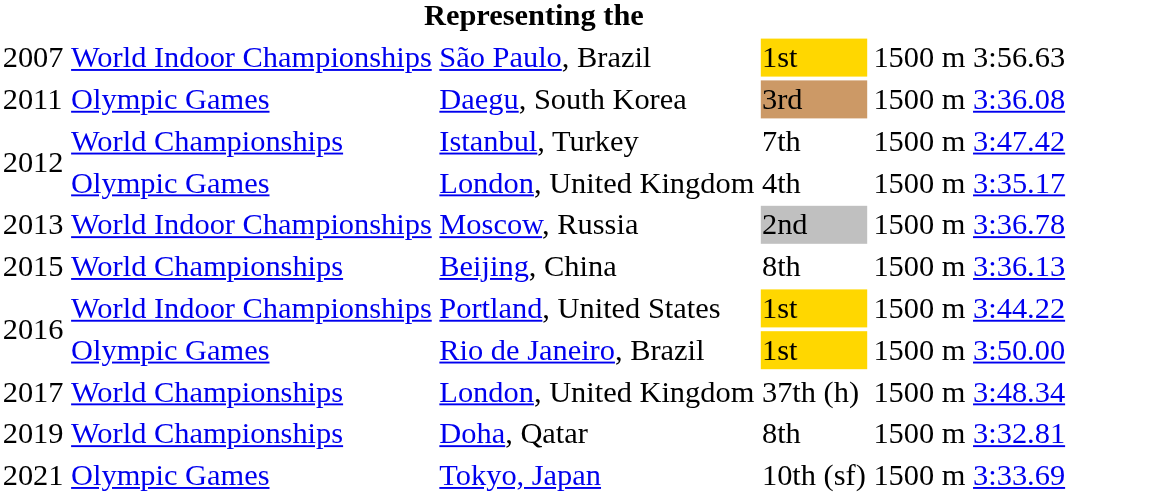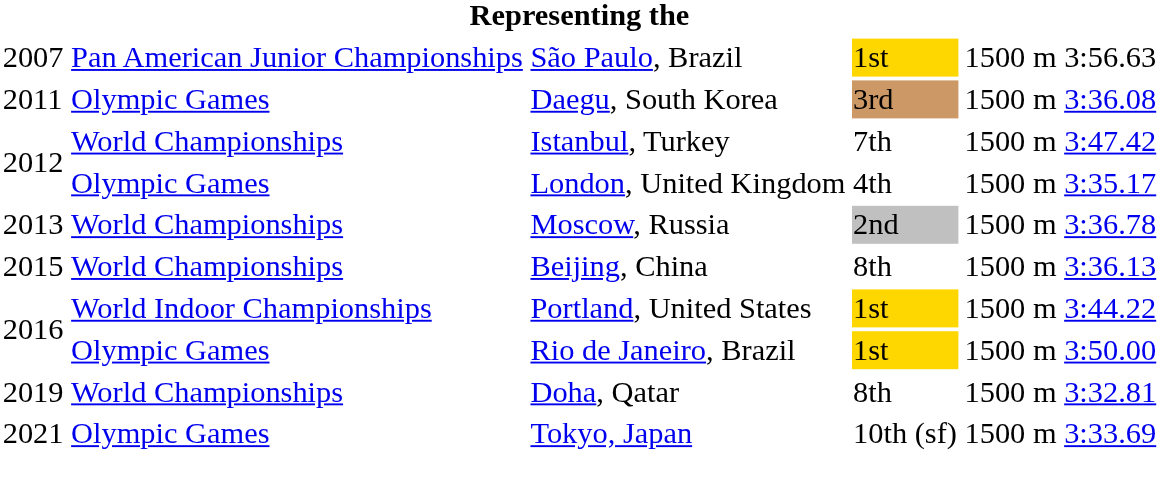(251, 57) World Indoor Championships -> (297, 57) Pan American Junior Championships
(251, 224) World Indoor Championships -> (207, 224) World Championships
- row: (33, 391)
